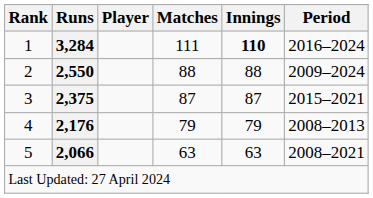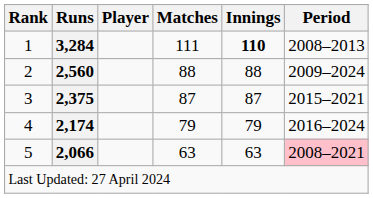(326, 44) 2016–2024 -> (326, 44) 2008–2013
(75, 71) 2,550 -> (75, 71) 2,560
(75, 125) 2,176 -> (75, 125) 2,174
(326, 125) 2008–2013 -> (326, 125) 2016–2024
(326, 152) no background -> (326, 152) pink background
